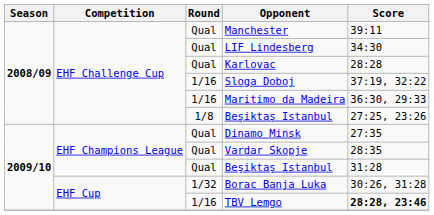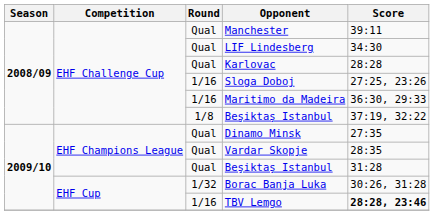(388, 82) 37:19, 32:22 -> (388, 82) 27:25, 23:26
(388, 116) 27:25, 23:26 -> (388, 116) 37:19, 32:22
